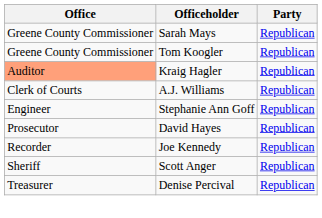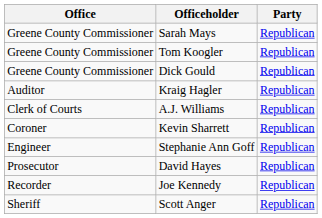+ row: (187, 71)
(26, 71) lightsalmon background -> (26, 90) no background
+ row: (194, 128)
- row: (196, 185)
